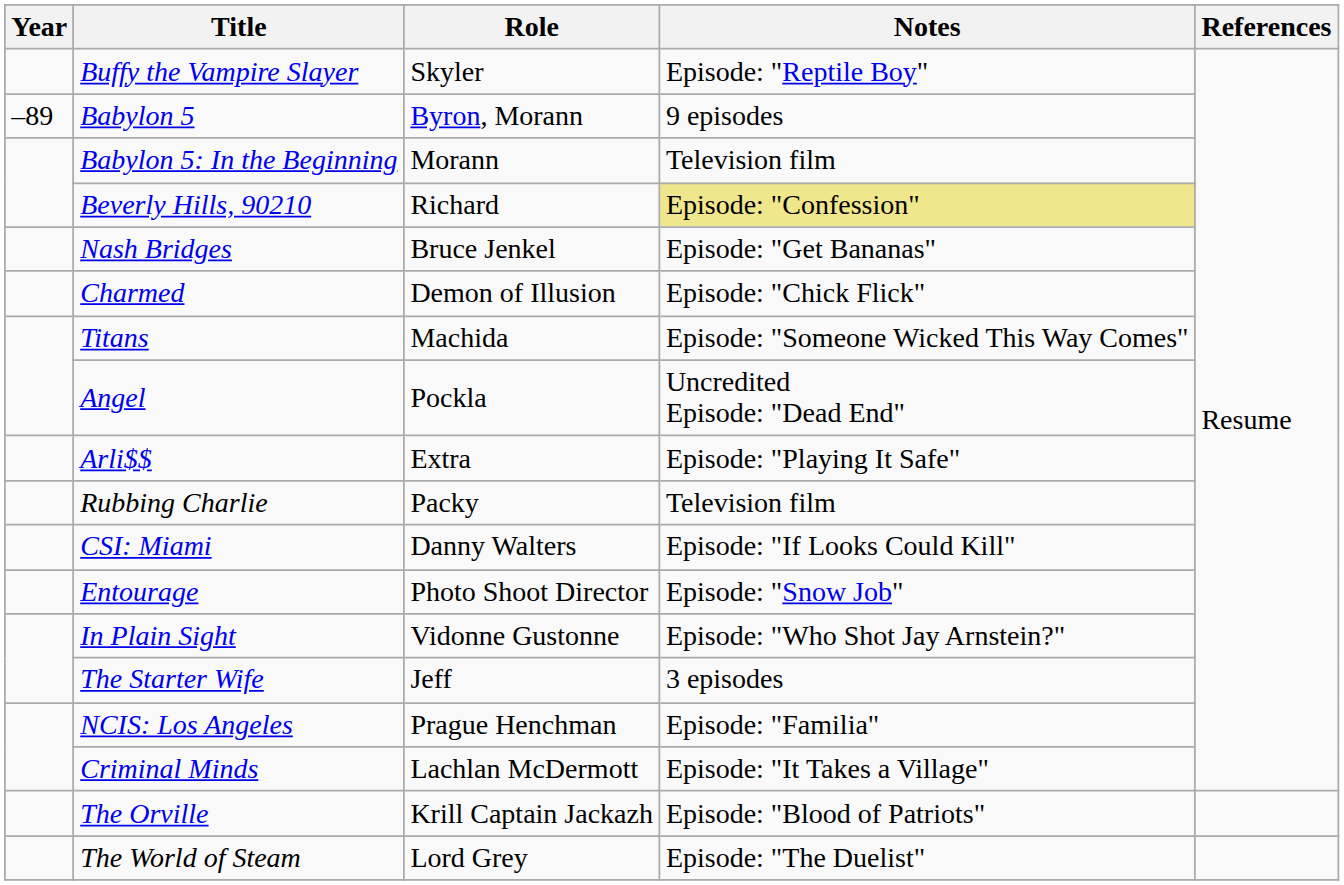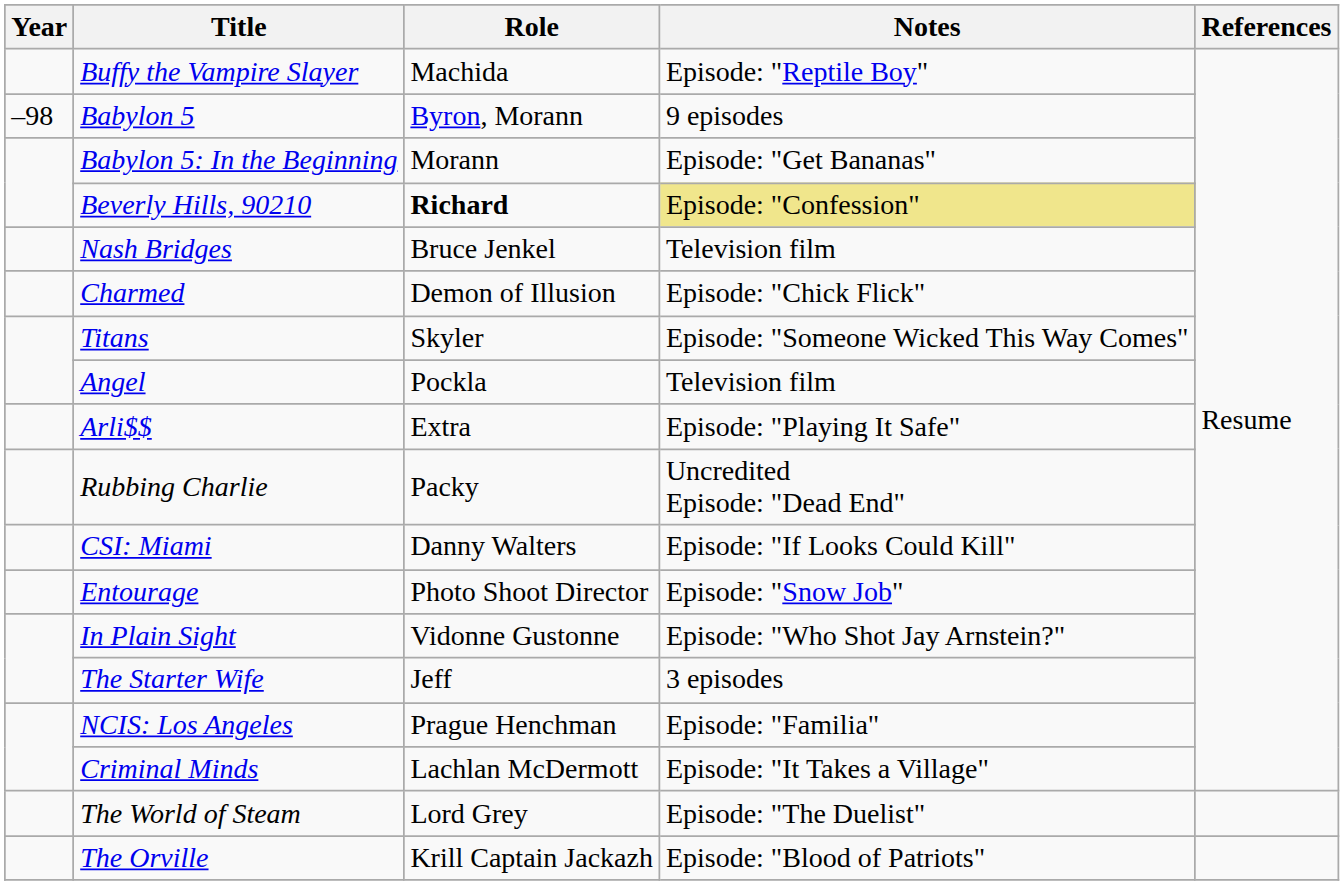(447, 71) Skyler -> (459, 71) Machida
(32, 115) –89 -> (32, 115) –98
(751, 159) Television film -> (801, 159) Episode: "Get Bananas"
(455, 204) normal -> (459, 204) bold
(801, 248) Episode: "Get Bananas" -> (751, 248) Television film
(459, 337) Machida -> (447, 337) Skyler
(785, 397) Uncredited Episode: "Dead End" -> (751, 381) Television film
(751, 502) Television film -> (785, 486) Uncredited Episode: "Dead End"
rows swapped: (191, 857) <-> (144, 813)
